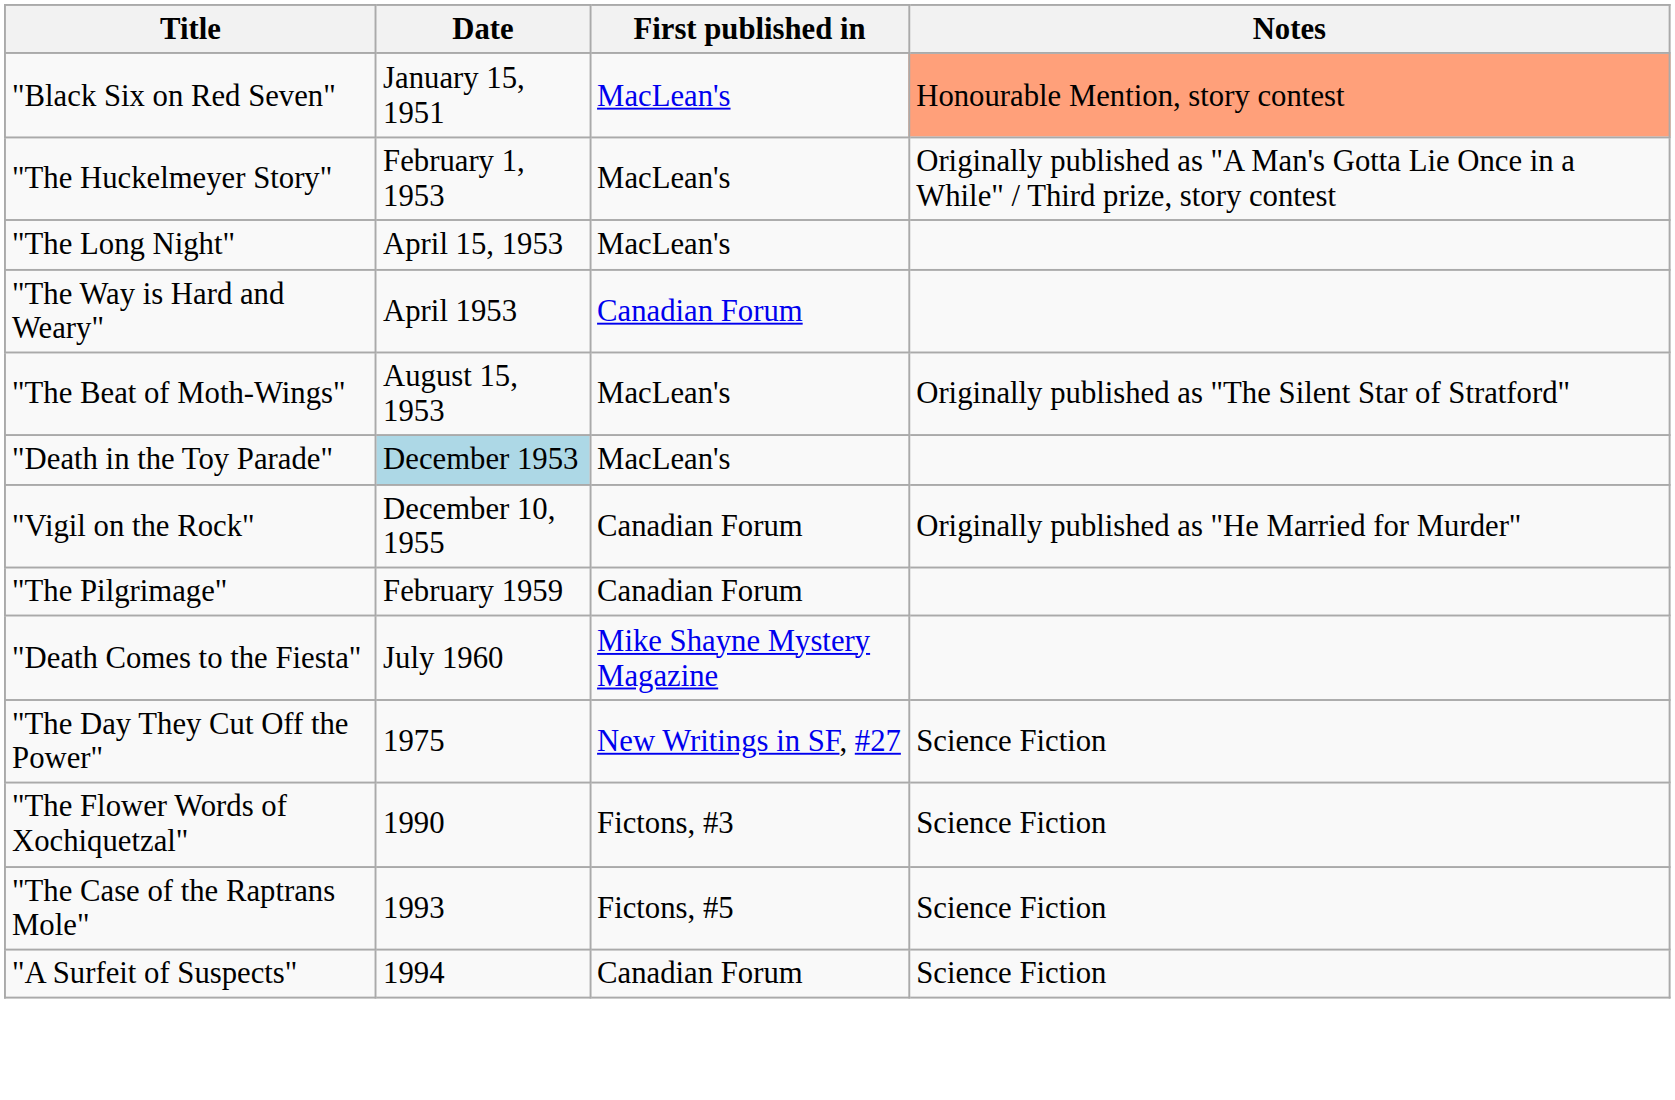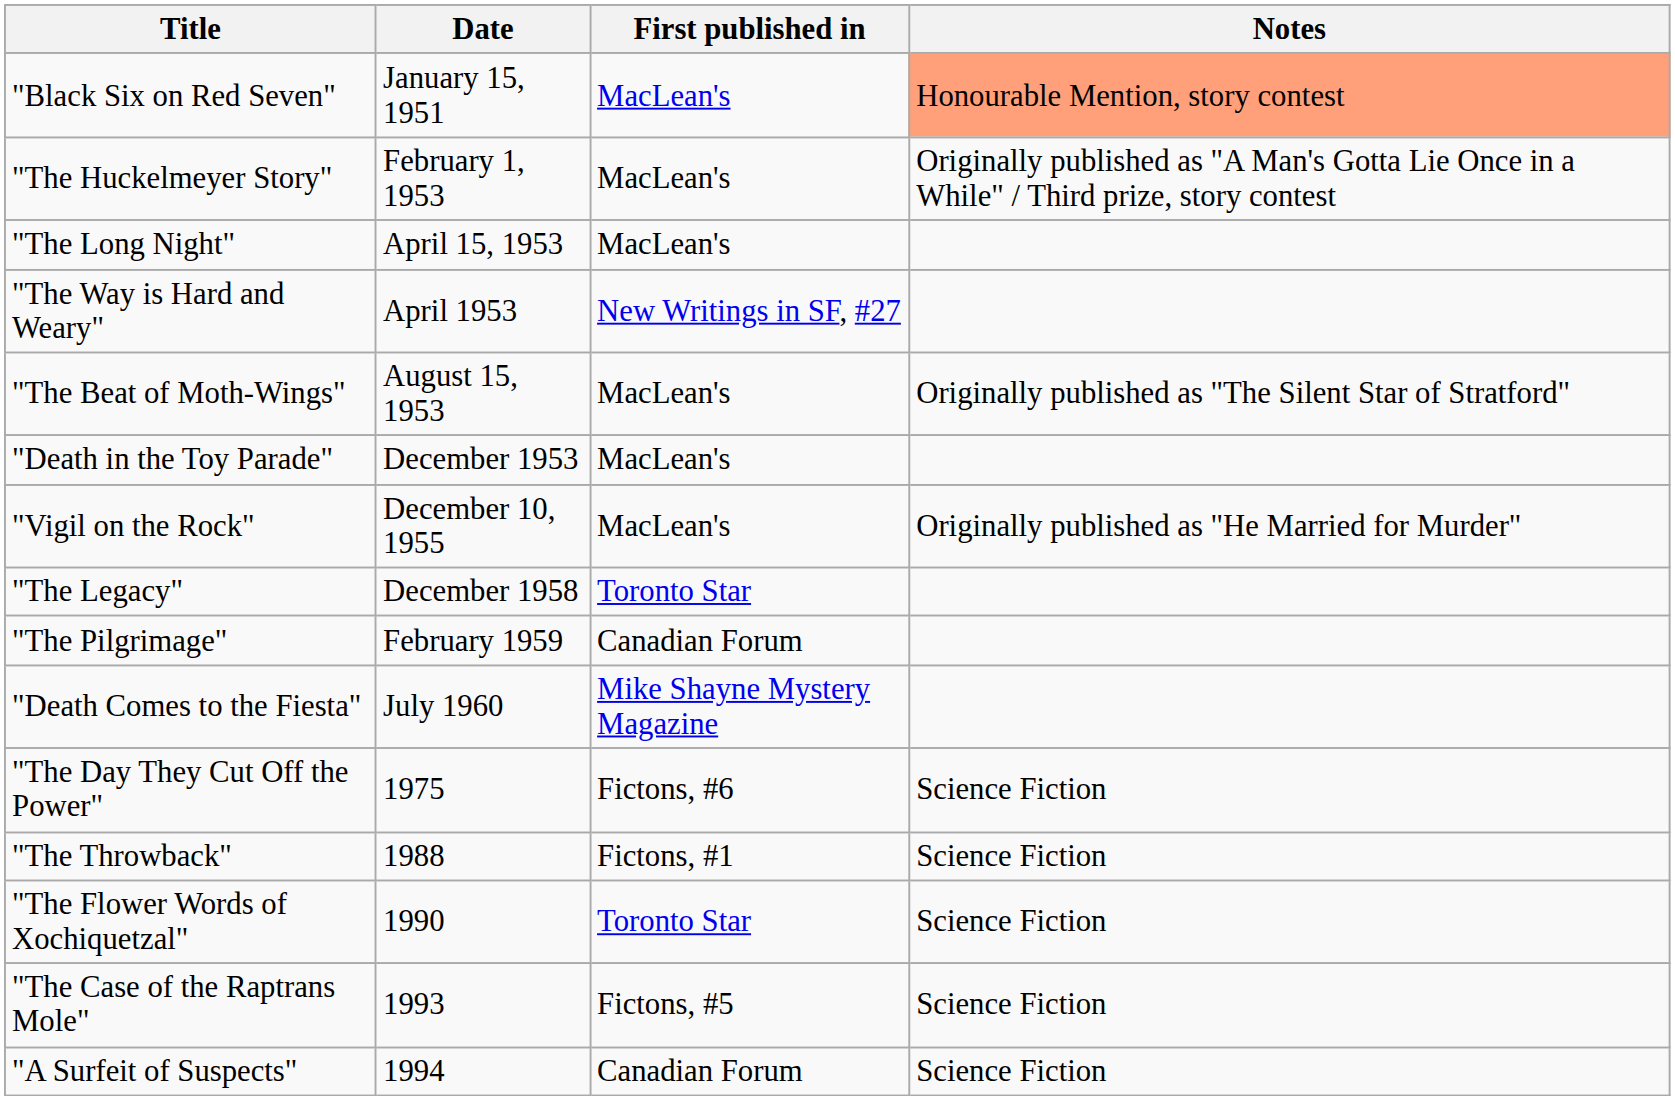(700, 310) Canadian Forum -> (749, 310) New Writings in SF, #27
(481, 459) lightblue background -> (481, 459) no background
(700, 525) Canadian Forum -> (664, 525) MacLean's
+ row: (97, 591)
(749, 740) New Writings in SF, #27 -> (665, 789) Fictons, #6
+ row: (122, 855)
(665, 823) Fictons, #3 -> (674, 921) Toronto Star
